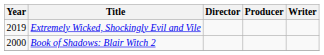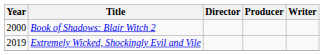rows swapped: (93, 43) <-> (116, 27)
